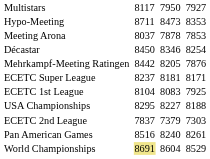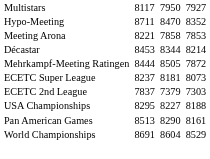(170, 21) 8473 -> (170, 21) 8470
(196, 21) 8353 -> (196, 21) 8352
(145, 36) 8037 -> (145, 36) 8221
(170, 36) 7878 -> (170, 36) 7858
(145, 50) 8450 -> (145, 50) 8453
(170, 50) 8346 -> (170, 50) 8344
(196, 50) 8254 -> (196, 50) 8214
(145, 64) 8442 -> (145, 64) 8444
(170, 64) 8205 -> (170, 64) 8505
(196, 64) 7876 -> (196, 64) 7872
(196, 78) 8171 -> (196, 78) 8073
- row: (44, 92)
rows swapped: (45, 120) <-> (47, 106)
(145, 134) 8516 -> (145, 120) 8513
(170, 134) 8240 -> (170, 120) 8290
(196, 134) 8261 -> (196, 120) 8161
(145, 148) khaki background -> (145, 134) no background
